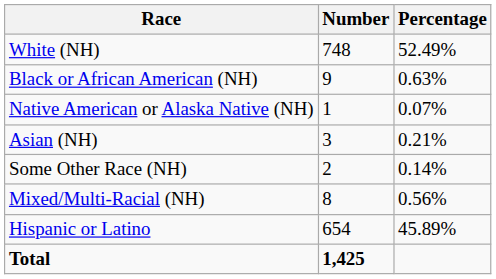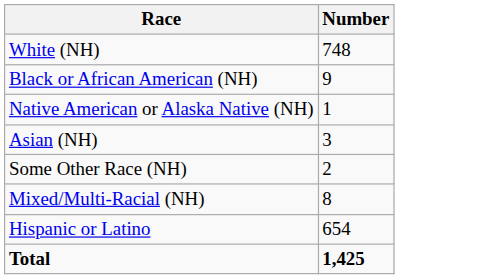- column: (442, 19)
